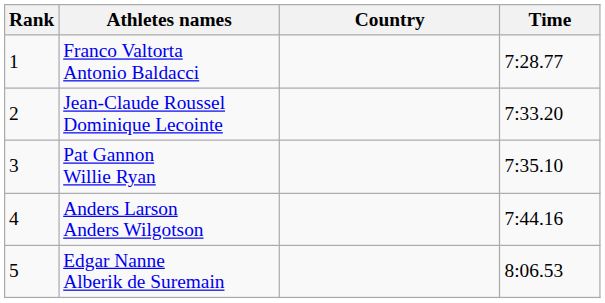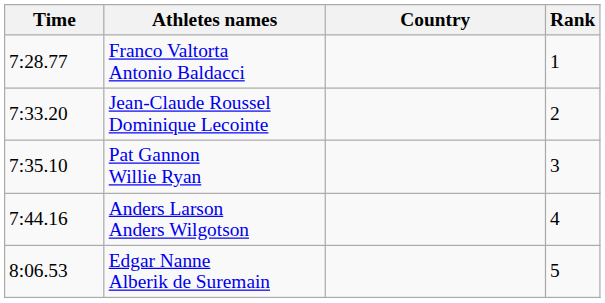columns swapped: (32, 19) <-> (550, 19)
